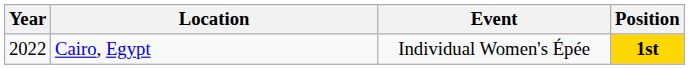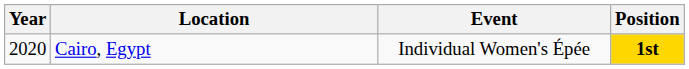(28, 49) 2022 -> (28, 49) 2020
